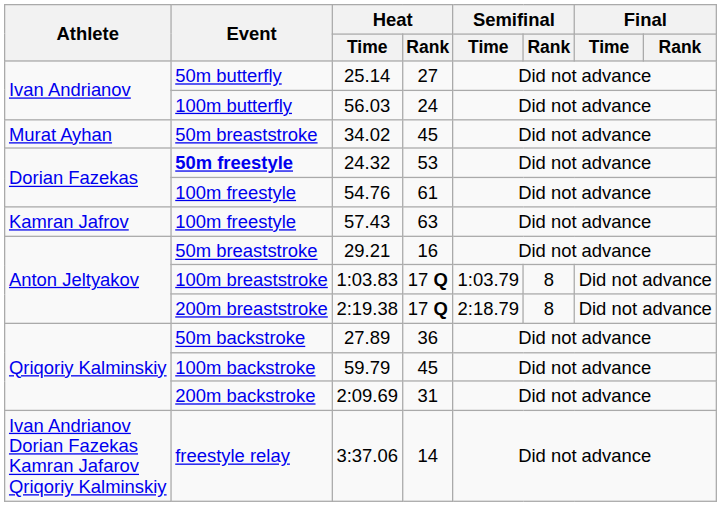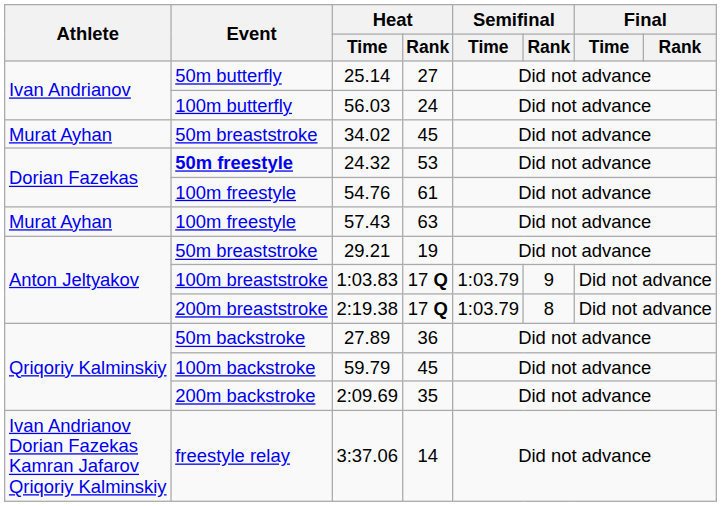(69, 222) Kamran Jafrov -> (61, 222) Murat Ayhan
(428, 251) 16 -> (428, 251) 19
(549, 280) 8 -> (549, 280) 9
(488, 309) 2:18.79 -> (488, 309) 1:03.79
(428, 397) 31 -> (428, 397) 35
